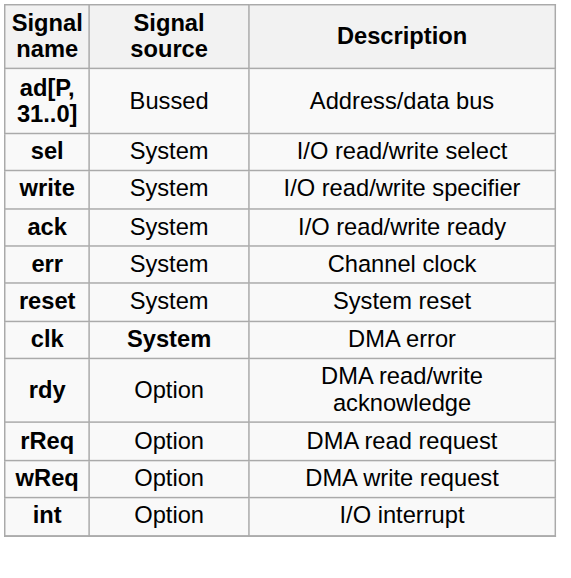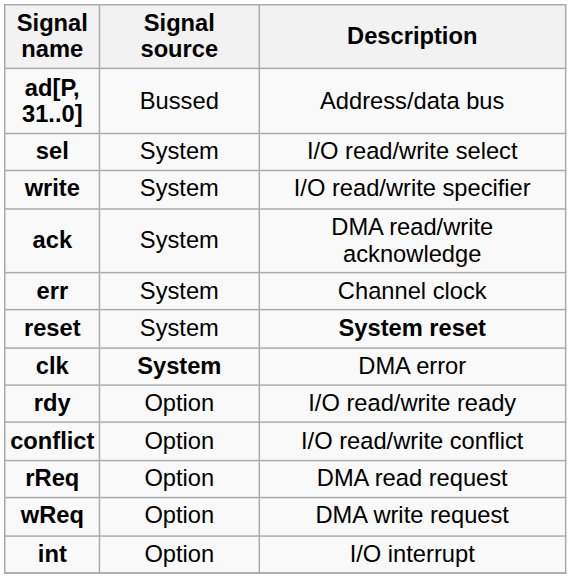(402, 226) I/O read/write ready -> (412, 240) DMA read/write acknowledge
(402, 301) normal -> (412, 328) bold
(402, 390) DMA read/write acknowledge -> (412, 403) I/O read/write ready
+ row: (52, 441)
